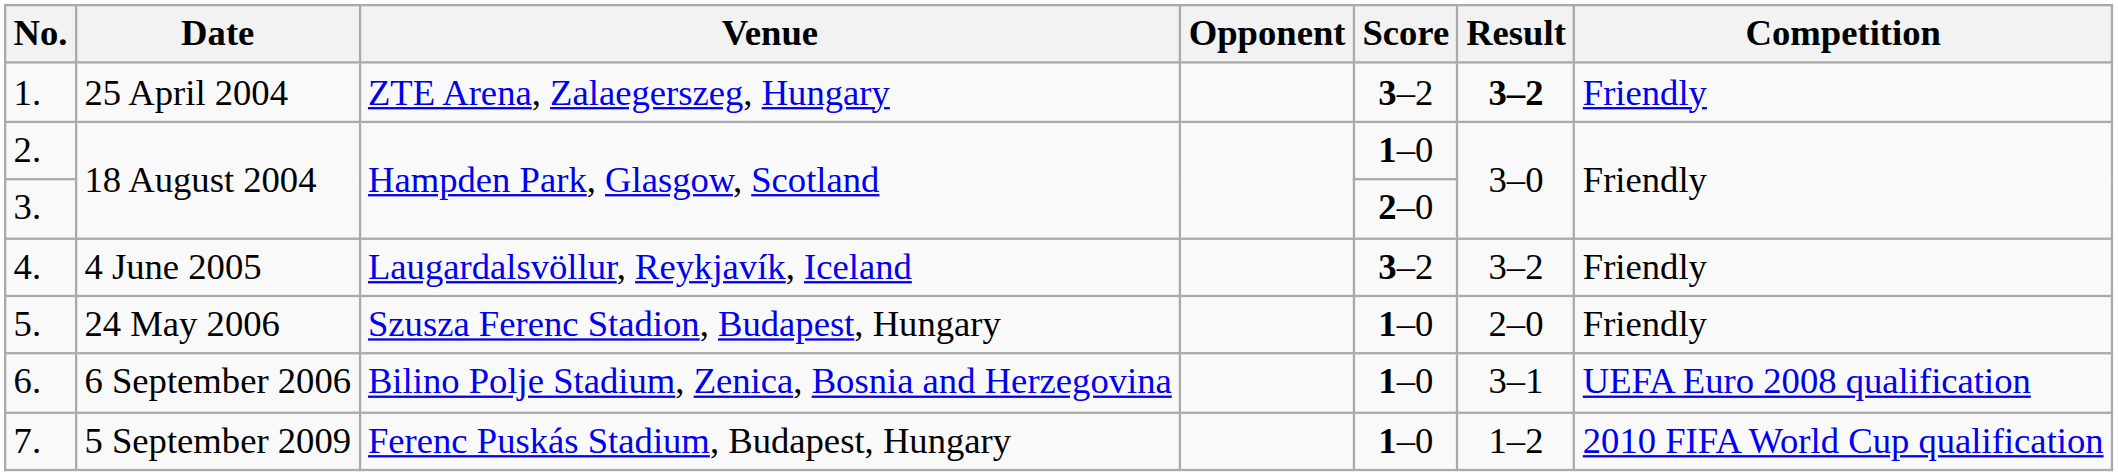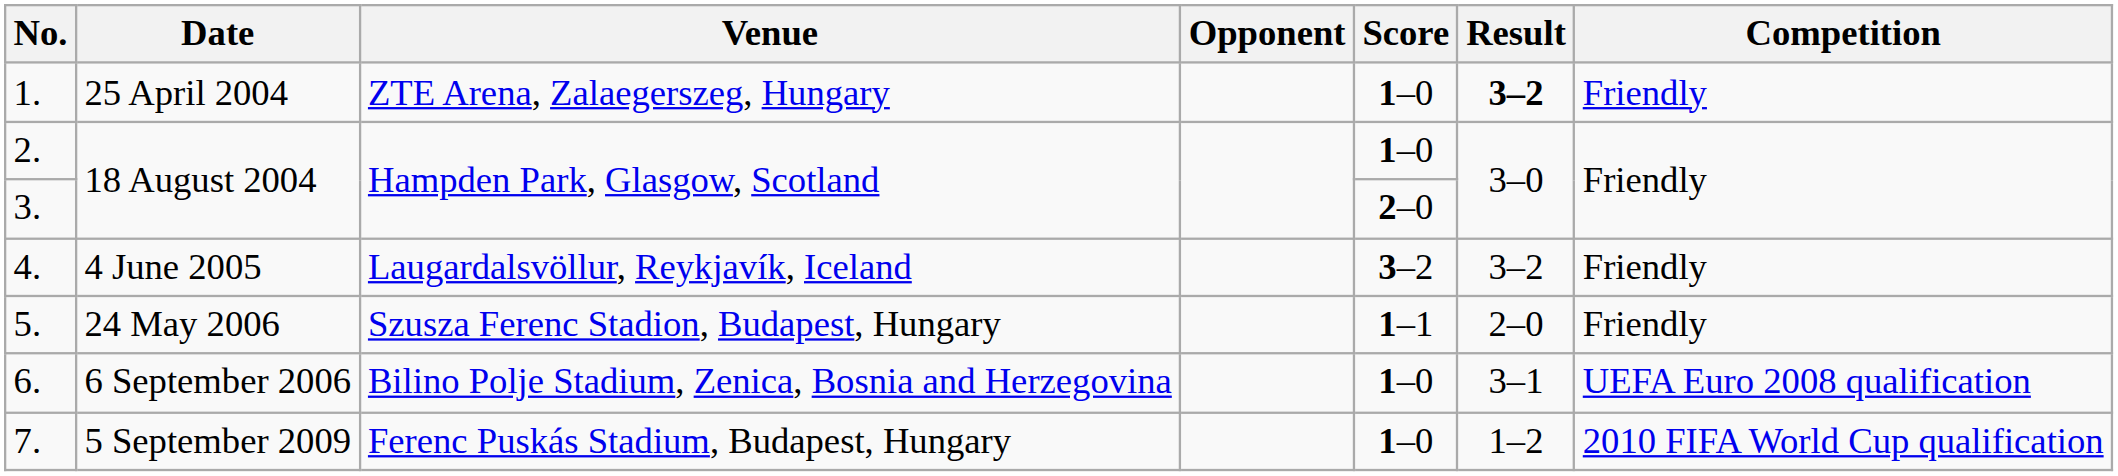(1406, 91) 3–2 -> (1406, 91) 1–0
(1406, 324) 1–0 -> (1406, 324) 1–1
